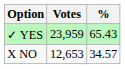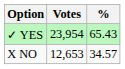(67, 34) 23,959 -> (67, 34) 23,954
